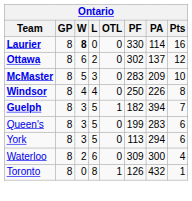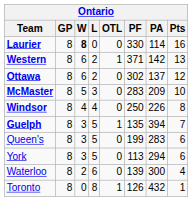+ row: (26, 60)
(135, 108) 182 -> (135, 124) 135
(135, 156) 309 -> (135, 172) 139
